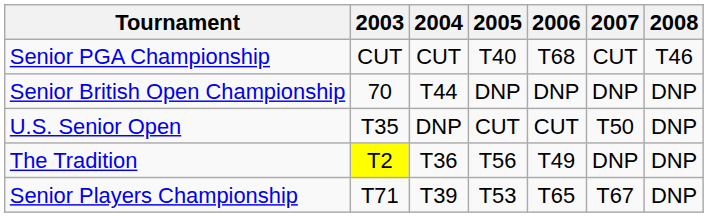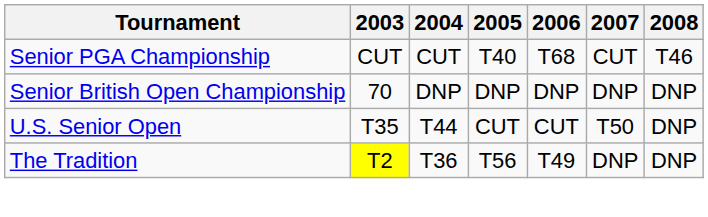(439, 92) T44 -> (439, 92) DNP
(439, 126) DNP -> (439, 126) T44
- row: (154, 195)
